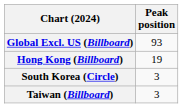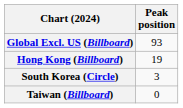(157, 94) 3 -> (157, 94) 0
